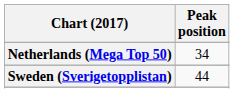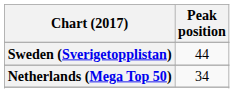rows swapped: (90, 53) <-> (90, 76)
